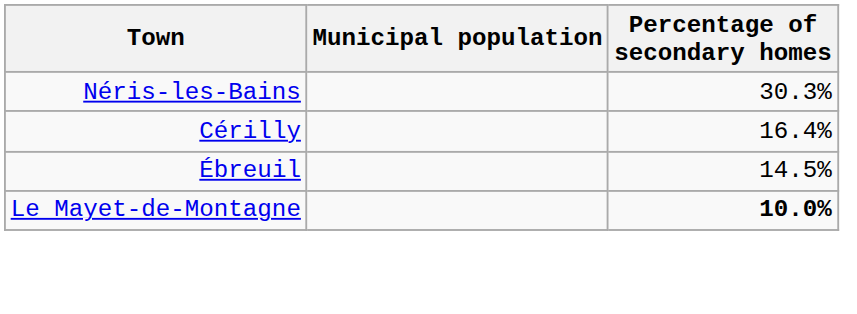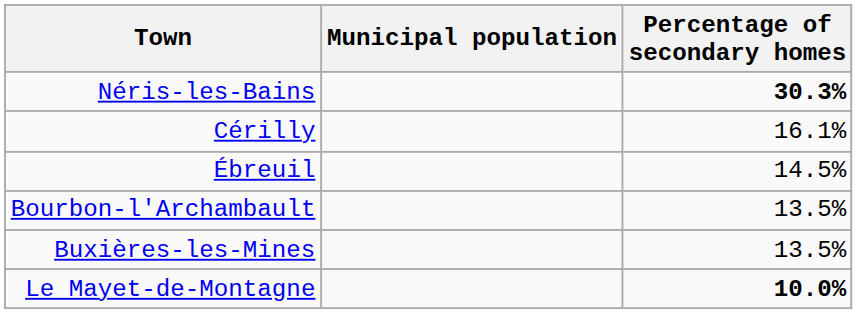(796, 92) normal -> (810, 92) bold
(796, 131) 16.4% -> (810, 131) 16.1%
+ row: (163, 210)
+ row: (185, 250)
